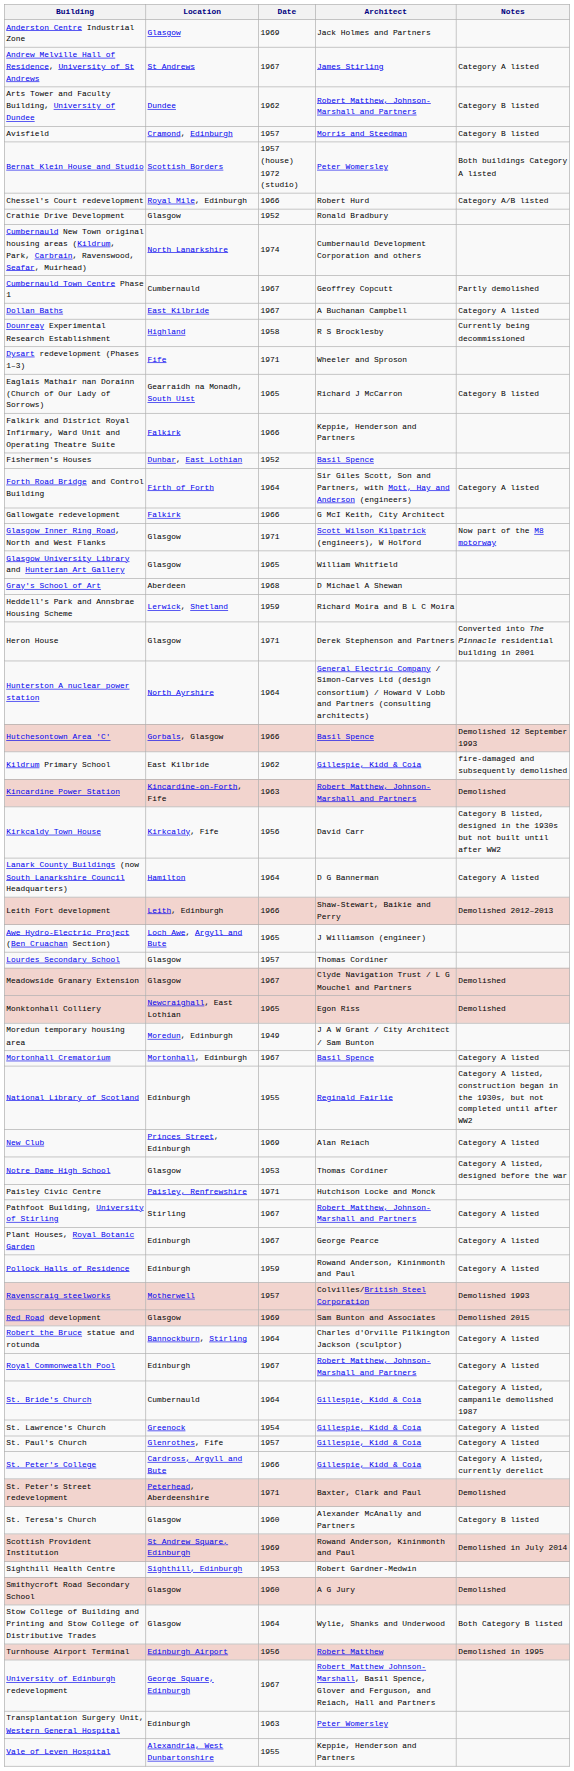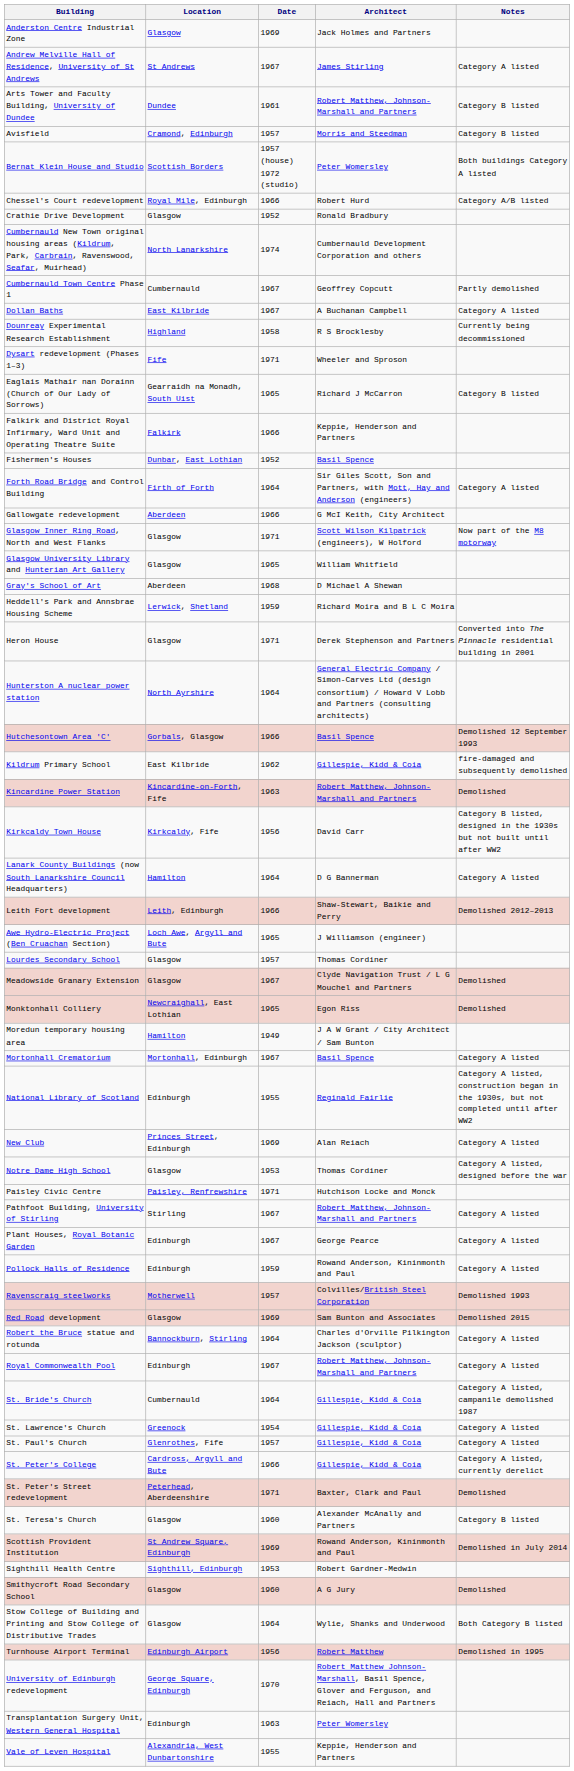(270, 107) 1962 -> (270, 107) 1961
(164, 516) Falkirk -> (166, 516) Aberdeen
(190, 1037) Moredun, Edinburgh -> (166, 1037) Hamilton
(270, 1686) 1967 -> (270, 1686) 1970
